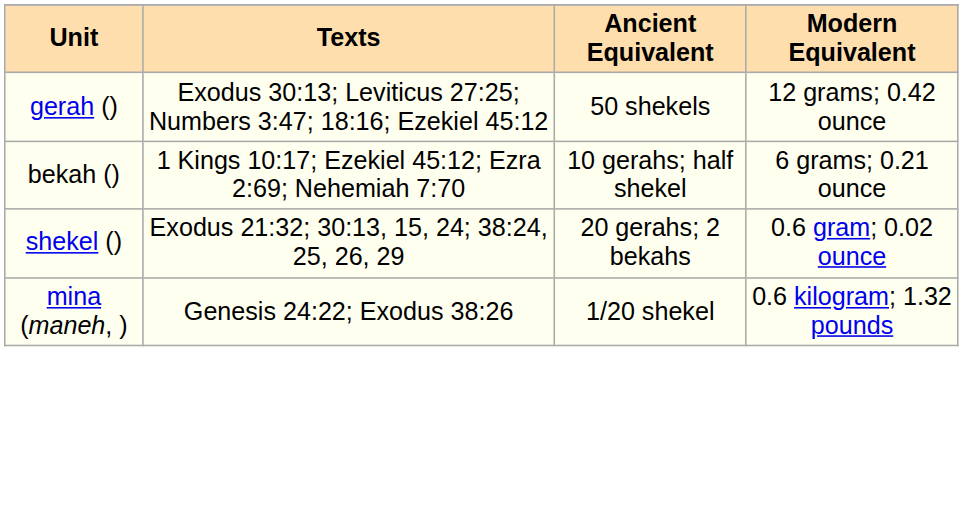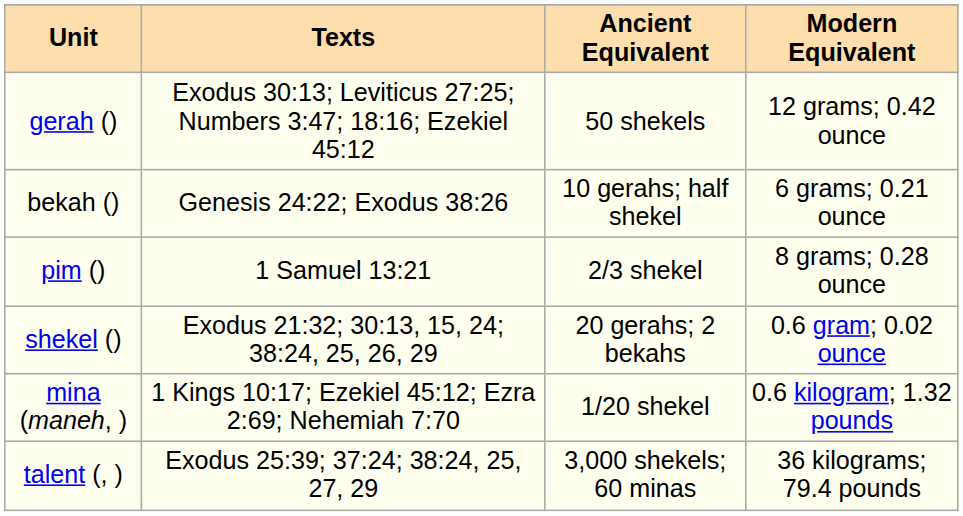(349, 174) 1 Kings 10:17; Ezekiel 45:12; Ezra 2:69; Nehemiah 7:70 -> (343, 203) Genesis 24:22; Exodus 38:26
+ row: (73, 271)
(349, 310) Genesis 24:22; Exodus 38:26 -> (343, 407) 1 Kings 10:17; Ezekiel 45:12; Ezra 2:69; Nehemiah 7:70
+ row: (73, 475)
